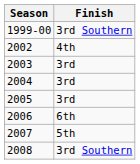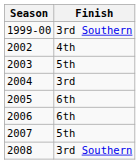(66, 64) 3rd -> (66, 64) 5th
(66, 99) 3rd -> (66, 99) 6th
